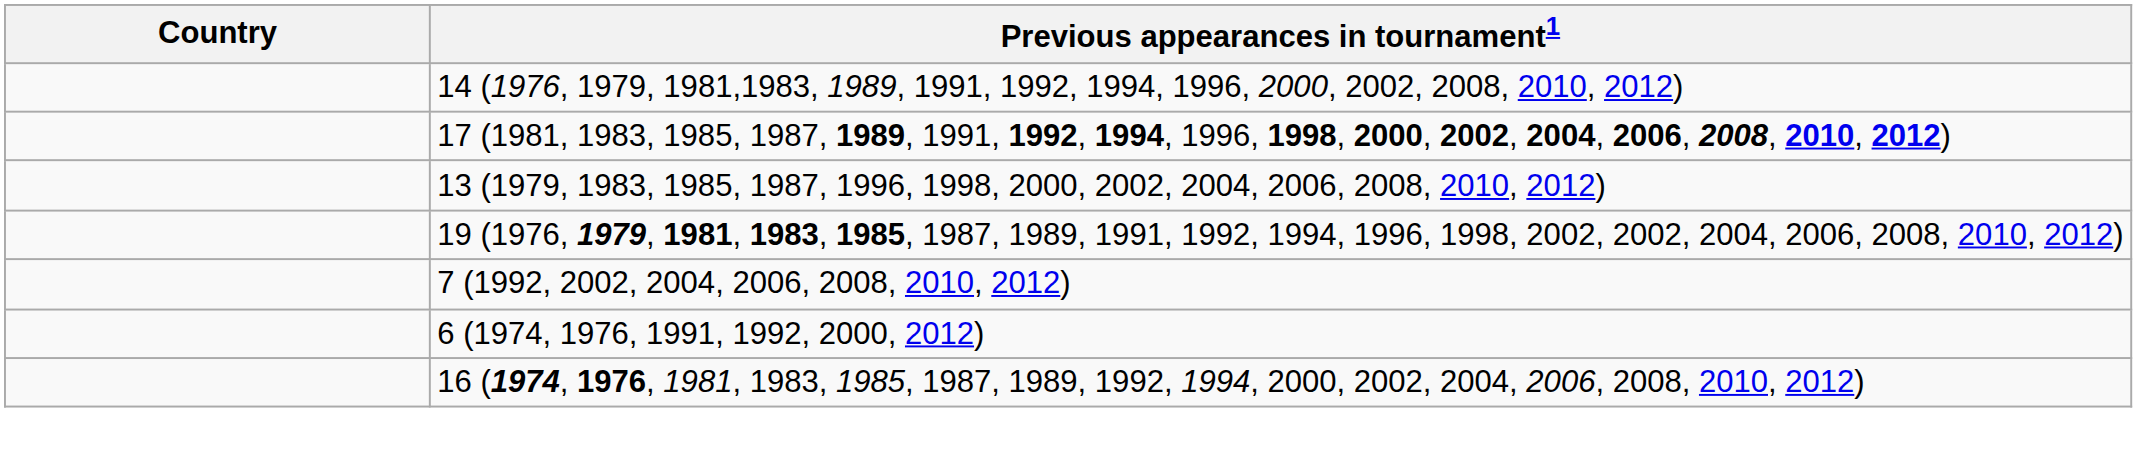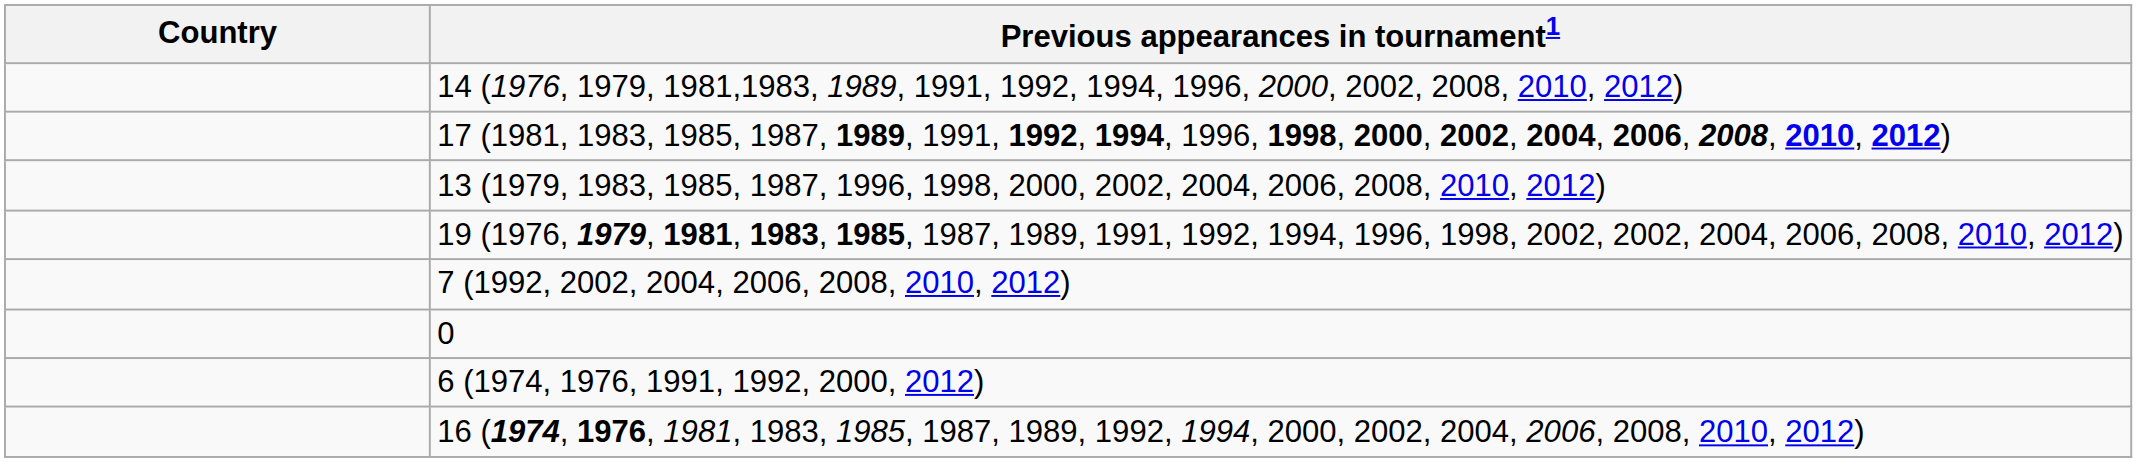+ row: (446, 332)
